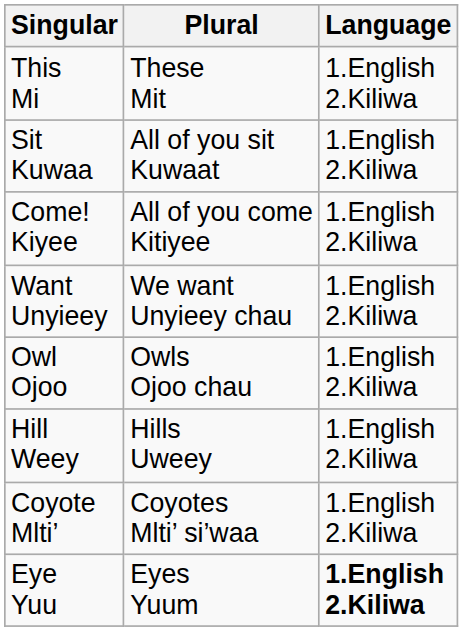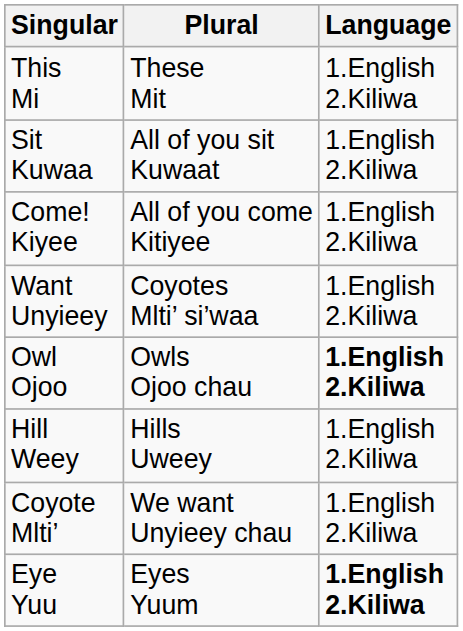(211, 300) We want Unyieey chau -> (194, 300) Coyotes Mlti’ si’waa
(380, 372) normal -> (385, 372) bold
(194, 517) Coyotes Mlti’ si’waa -> (211, 517) We want Unyieey chau
